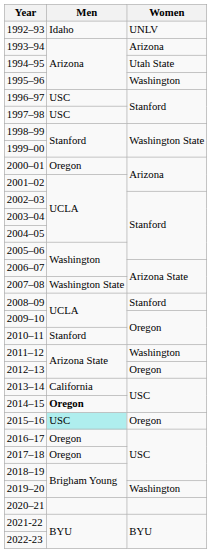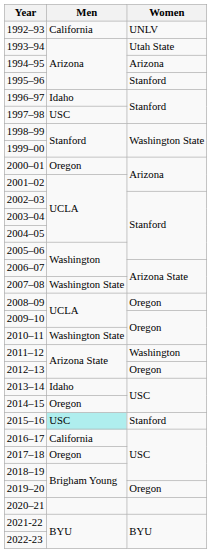(61, 30) Idaho -> (71, 30) California
(147, 47) Arizona -> (152, 47) Utah State
(152, 64) Utah State -> (147, 64) Arizona
(155, 81) Washington -> (148, 81) Stanford
(60, 98) USC -> (61, 98) Idaho
(148, 302) Stanford -> (145, 302) Oregon
(68, 336) Stanford -> (87, 336) Washington State
(71, 387) California -> (61, 387) Idaho
(66, 404) bold -> (65, 404) normal
(145, 421) Oregon -> (148, 421) Stanford
(65, 438) Oregon -> (71, 438) California
(155, 489) Washington -> (145, 489) Oregon
